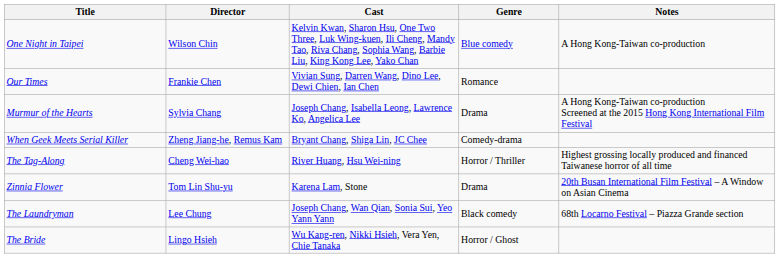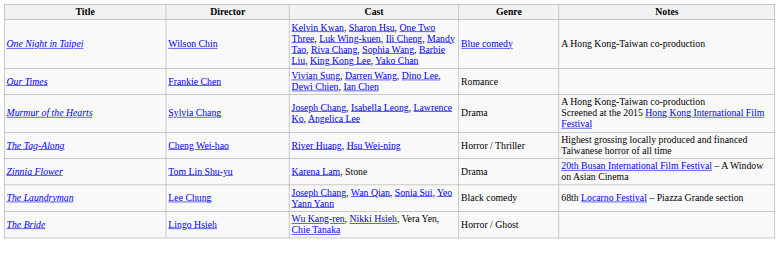- row: (67, 140)
